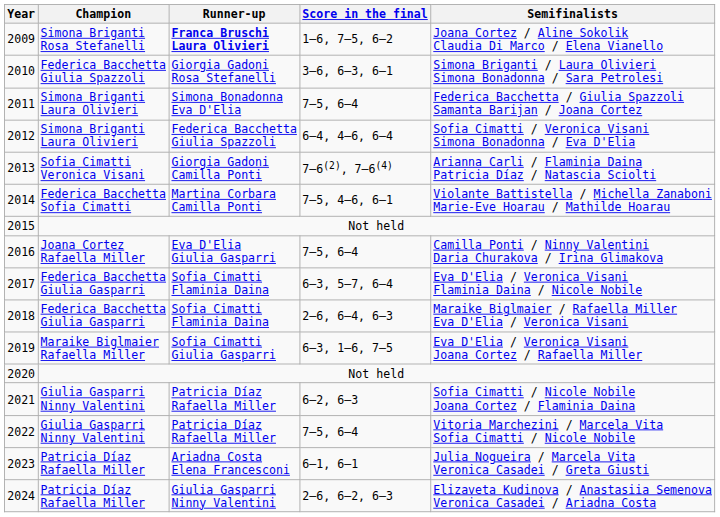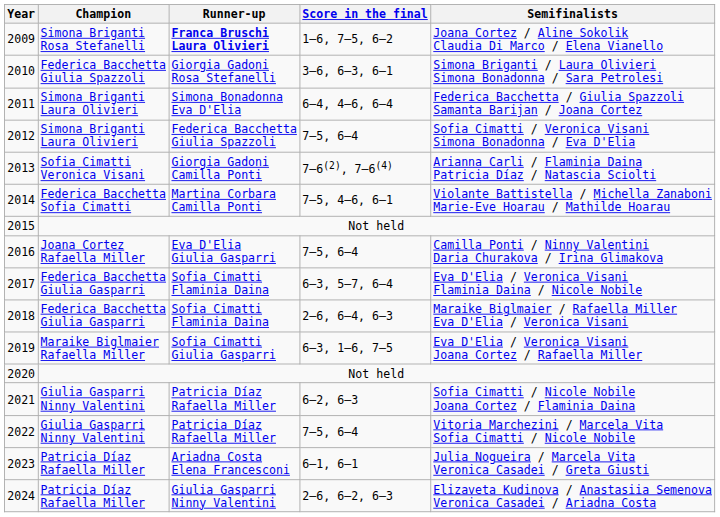(330, 104) 7–5, 6–4 -> (348, 104) 6–4, 4–6, 6–4
(348, 136) 6–4, 4–6, 6–4 -> (330, 136) 7–5, 6–4
